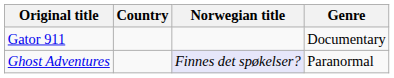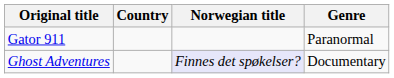(346, 38) Documentary -> (340, 38) Paranormal
(340, 61) Paranormal -> (346, 61) Documentary
